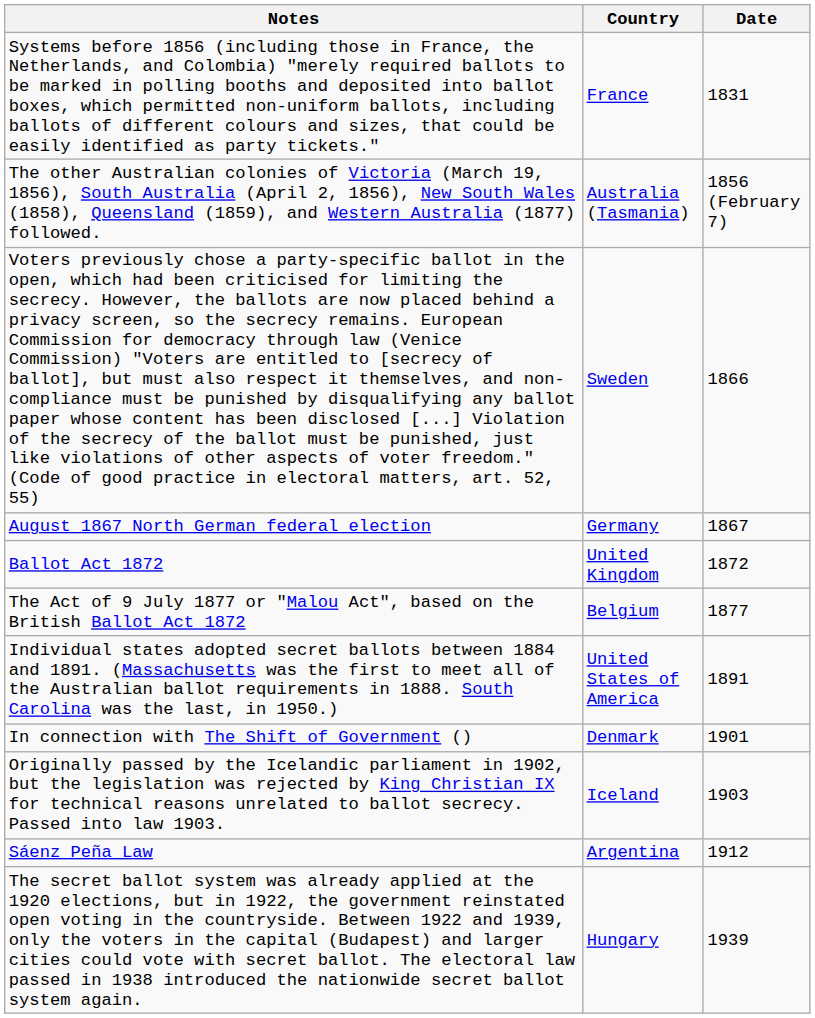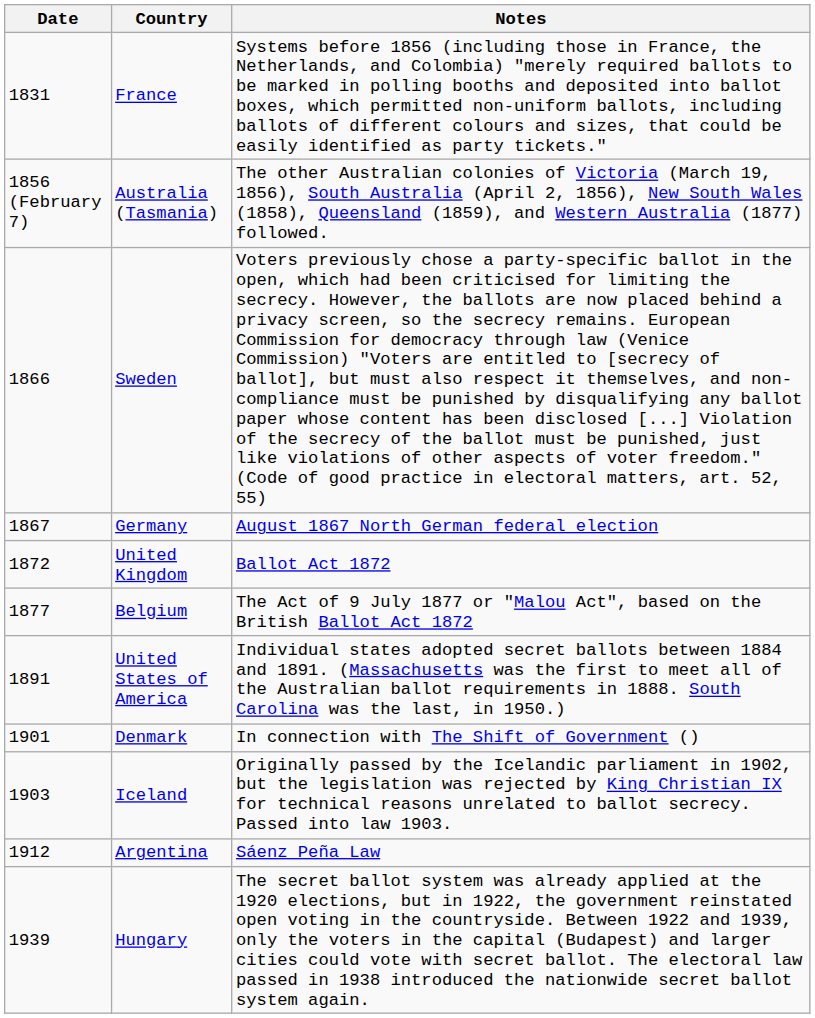columns swapped: (757, 19) <-> (294, 19)
